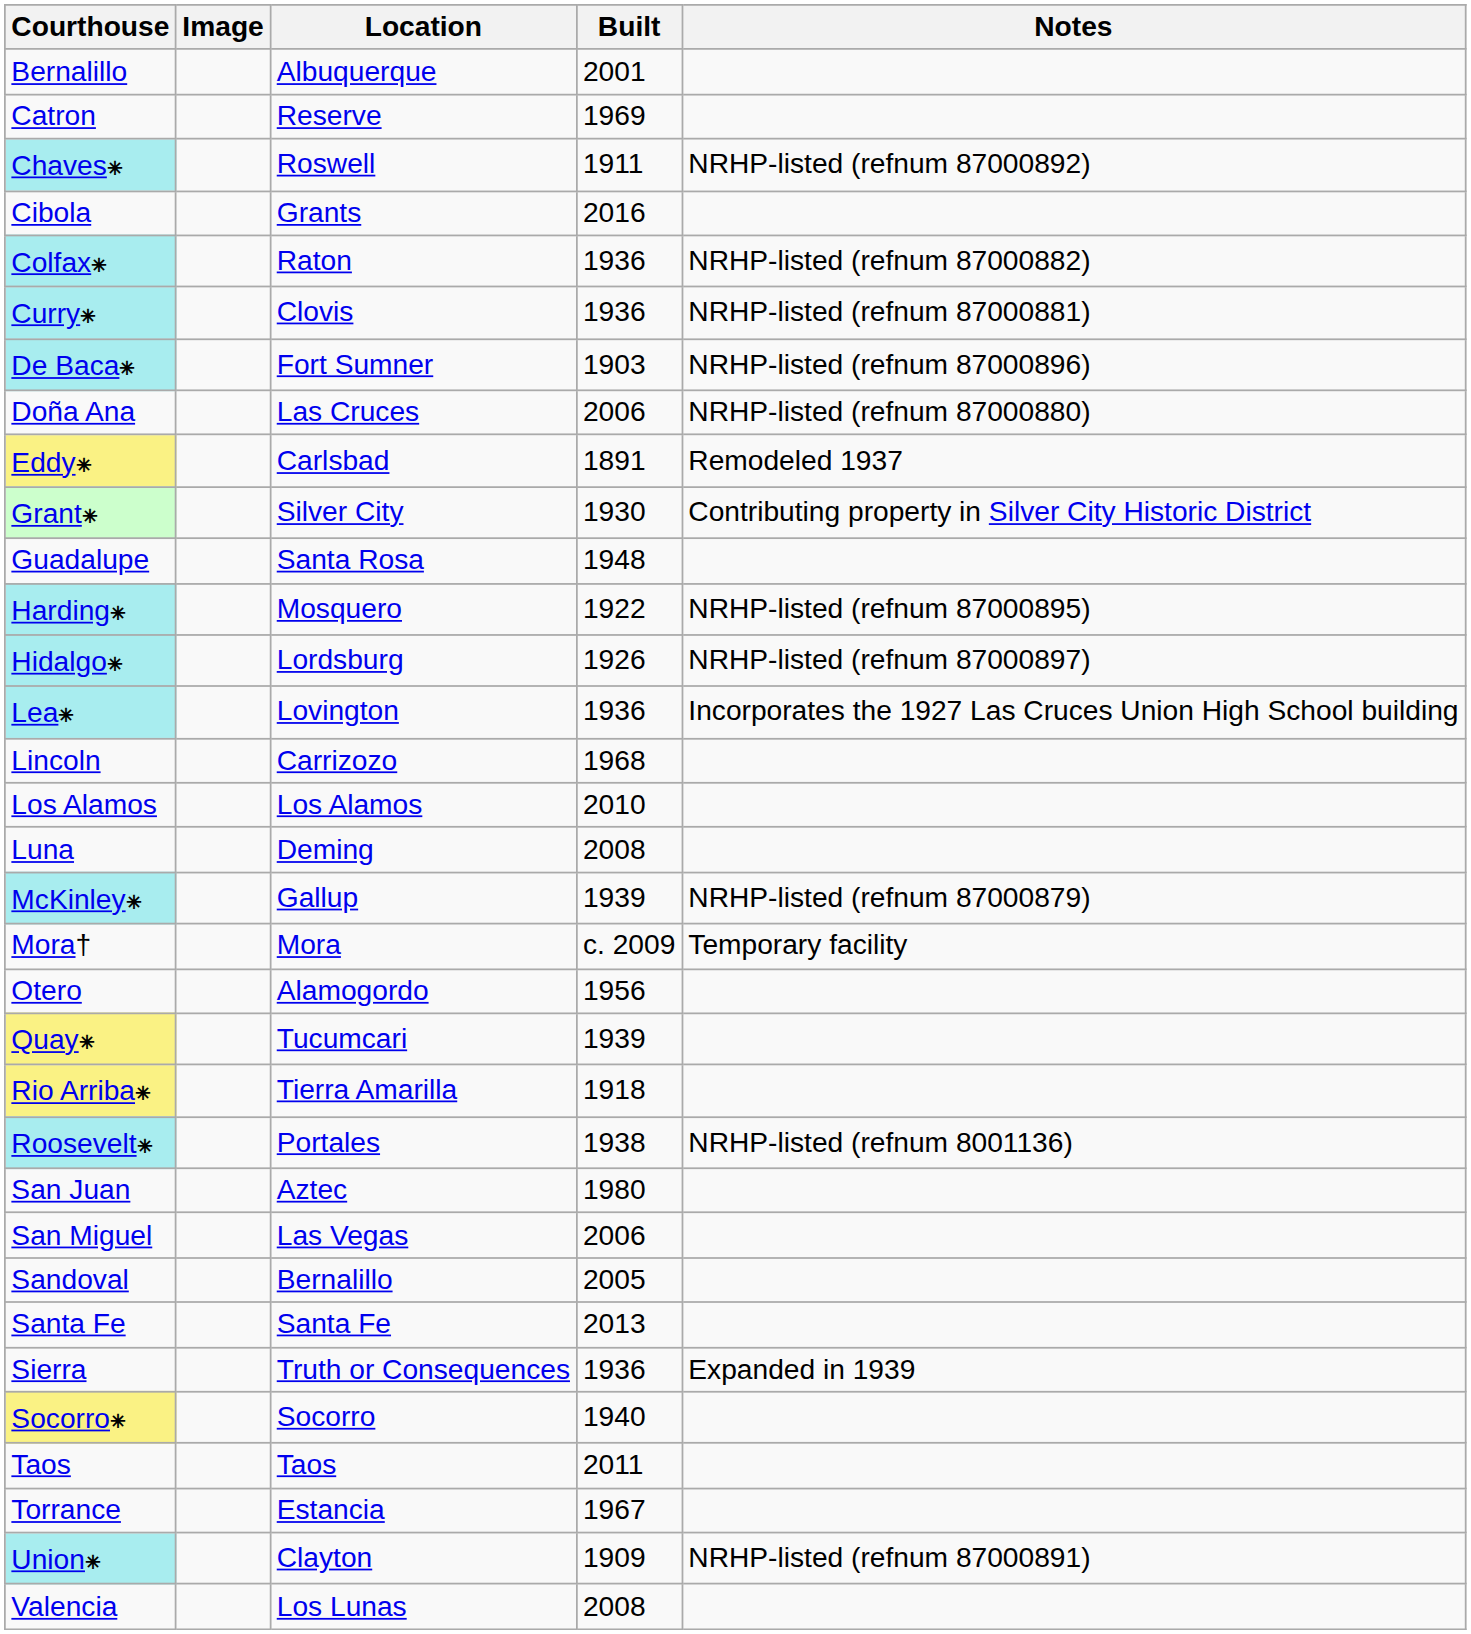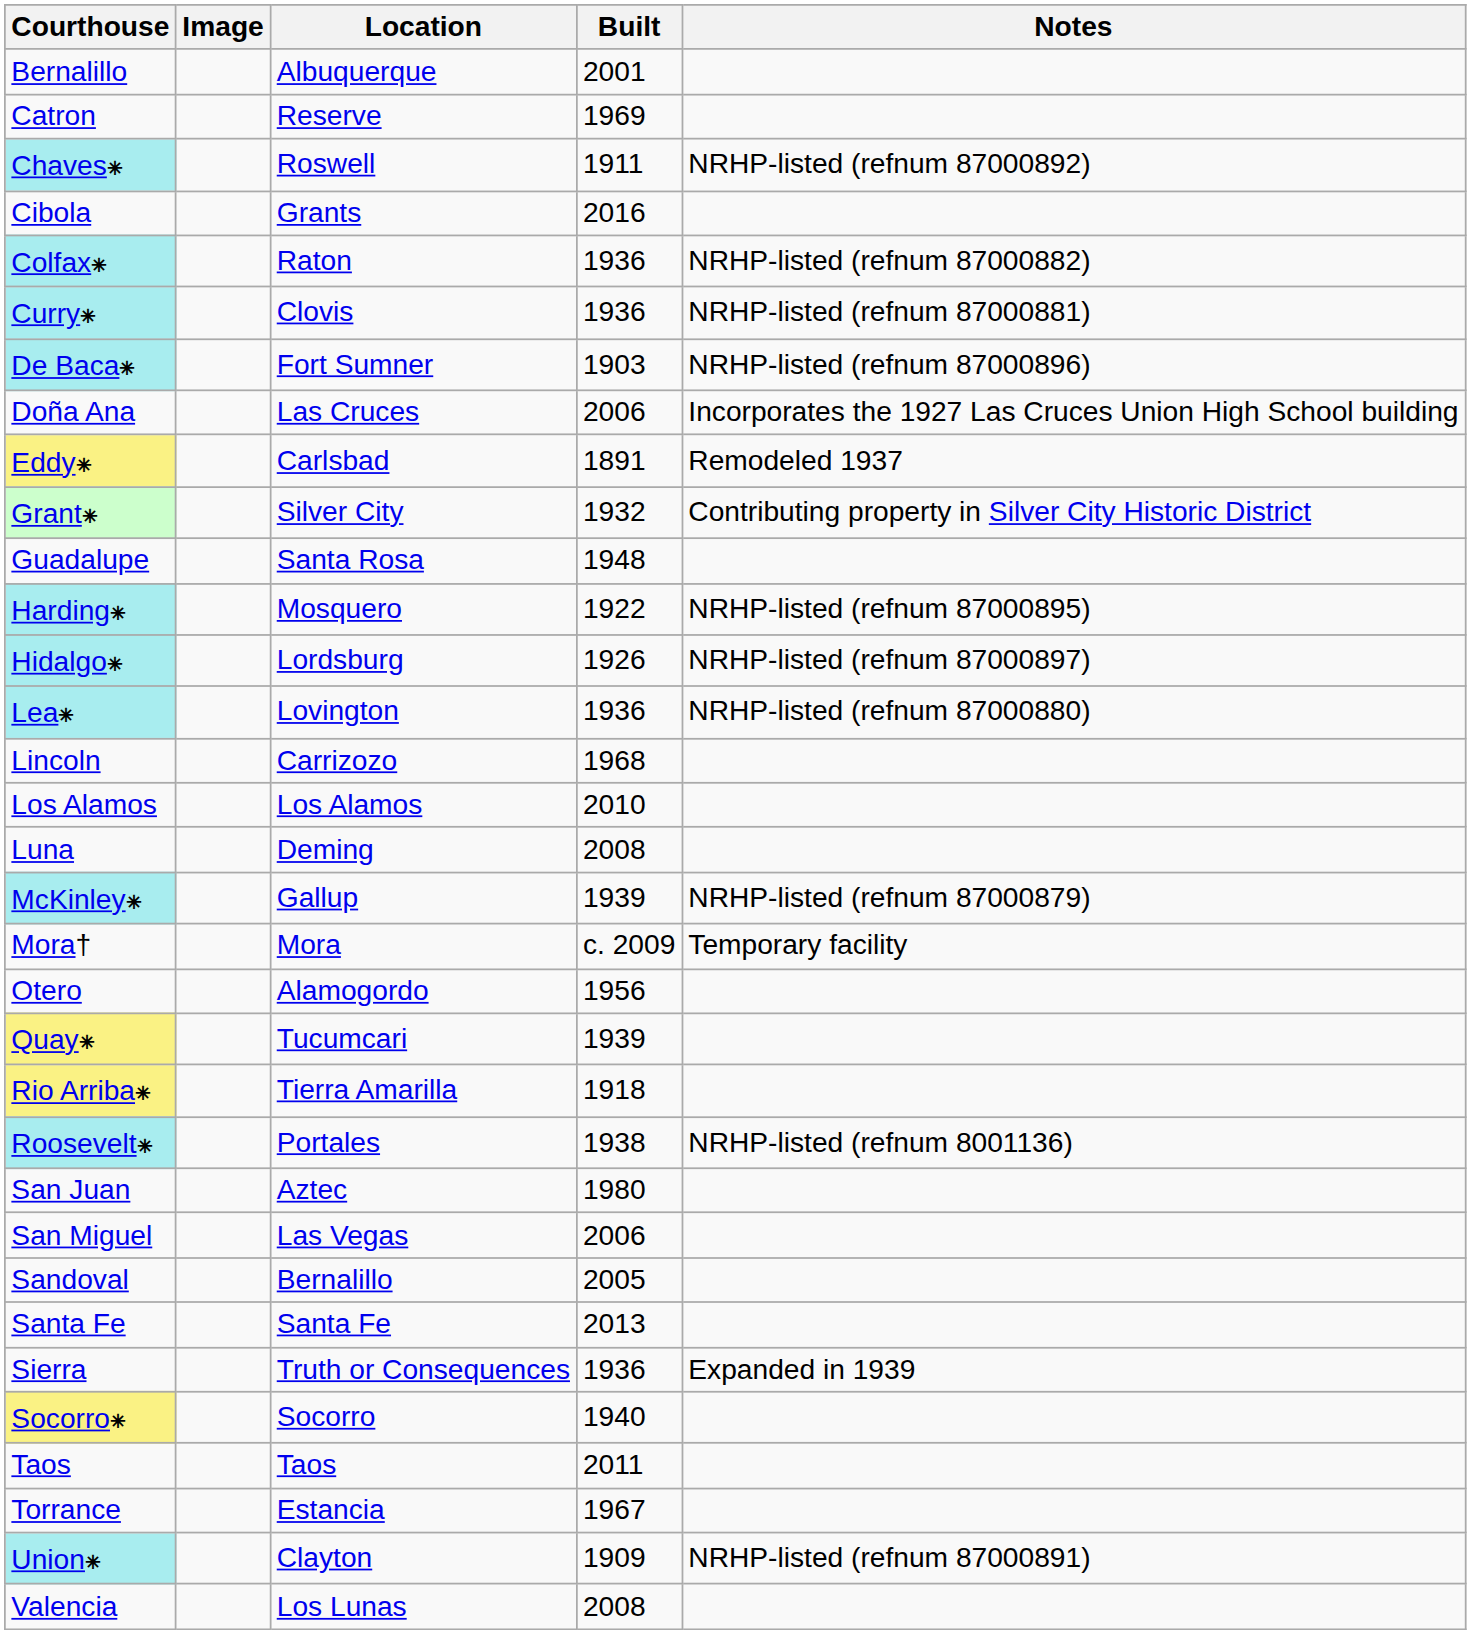(889, 412) NRHP-listed (refnum 87000880) -> (1073, 412) Incorporates the 1927 Las Cruces Union High School building
(614, 512) 1930 -> (614, 512) 1932
(1073, 711) Incorporates the 1927 Las Cruces Union High School building -> (889, 711) NRHP-listed (refnum 87000880)
